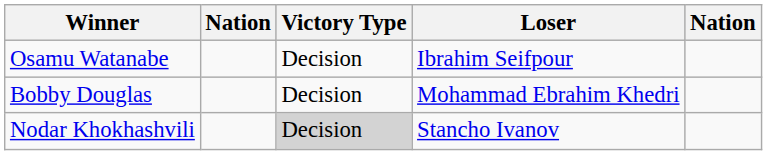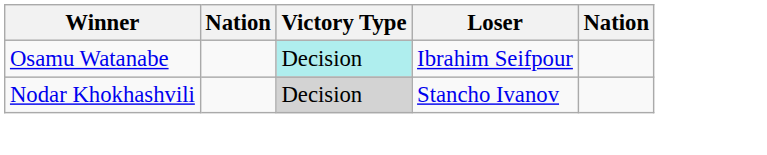(322, 58) no background -> (322, 58) paleturquoise background
- row: (81, 94)
